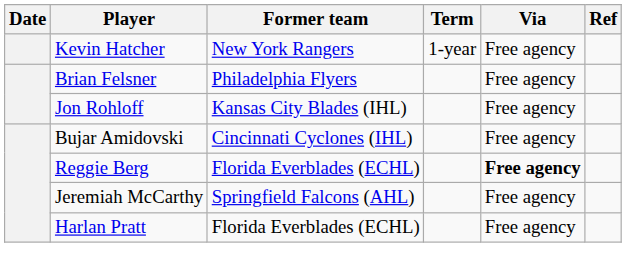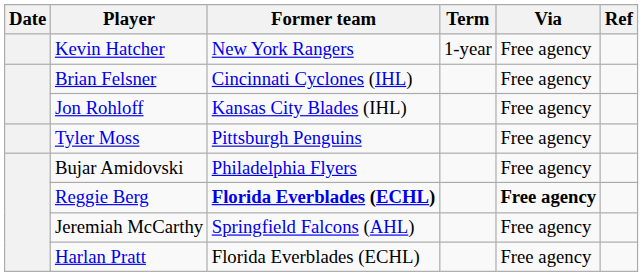(284, 78) Philadelphia Flyers -> (312, 78) Cincinnati Cyclones (IHL)
+ row: (97, 138)
(312, 138) Cincinnati Cyclones (IHL) -> (284, 167) Philadelphia Flyers
(316, 167) normal -> (324, 197) bold
